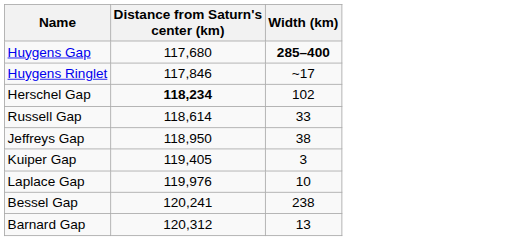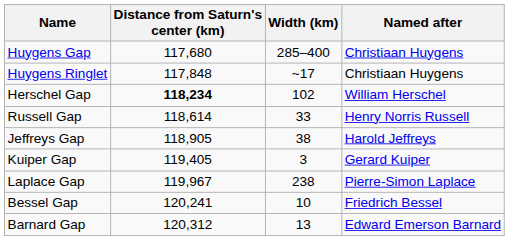+ column: (423, 22)
(303, 52) bold -> (303, 52) normal
(188, 73) 117,846 -> (188, 73) 117,848
(188, 138) 118,950 -> (188, 138) 118,905
(188, 181) 119,976 -> (188, 181) 119,967
(303, 181) 10 -> (303, 181) 238
(303, 203) 238 -> (303, 203) 10
